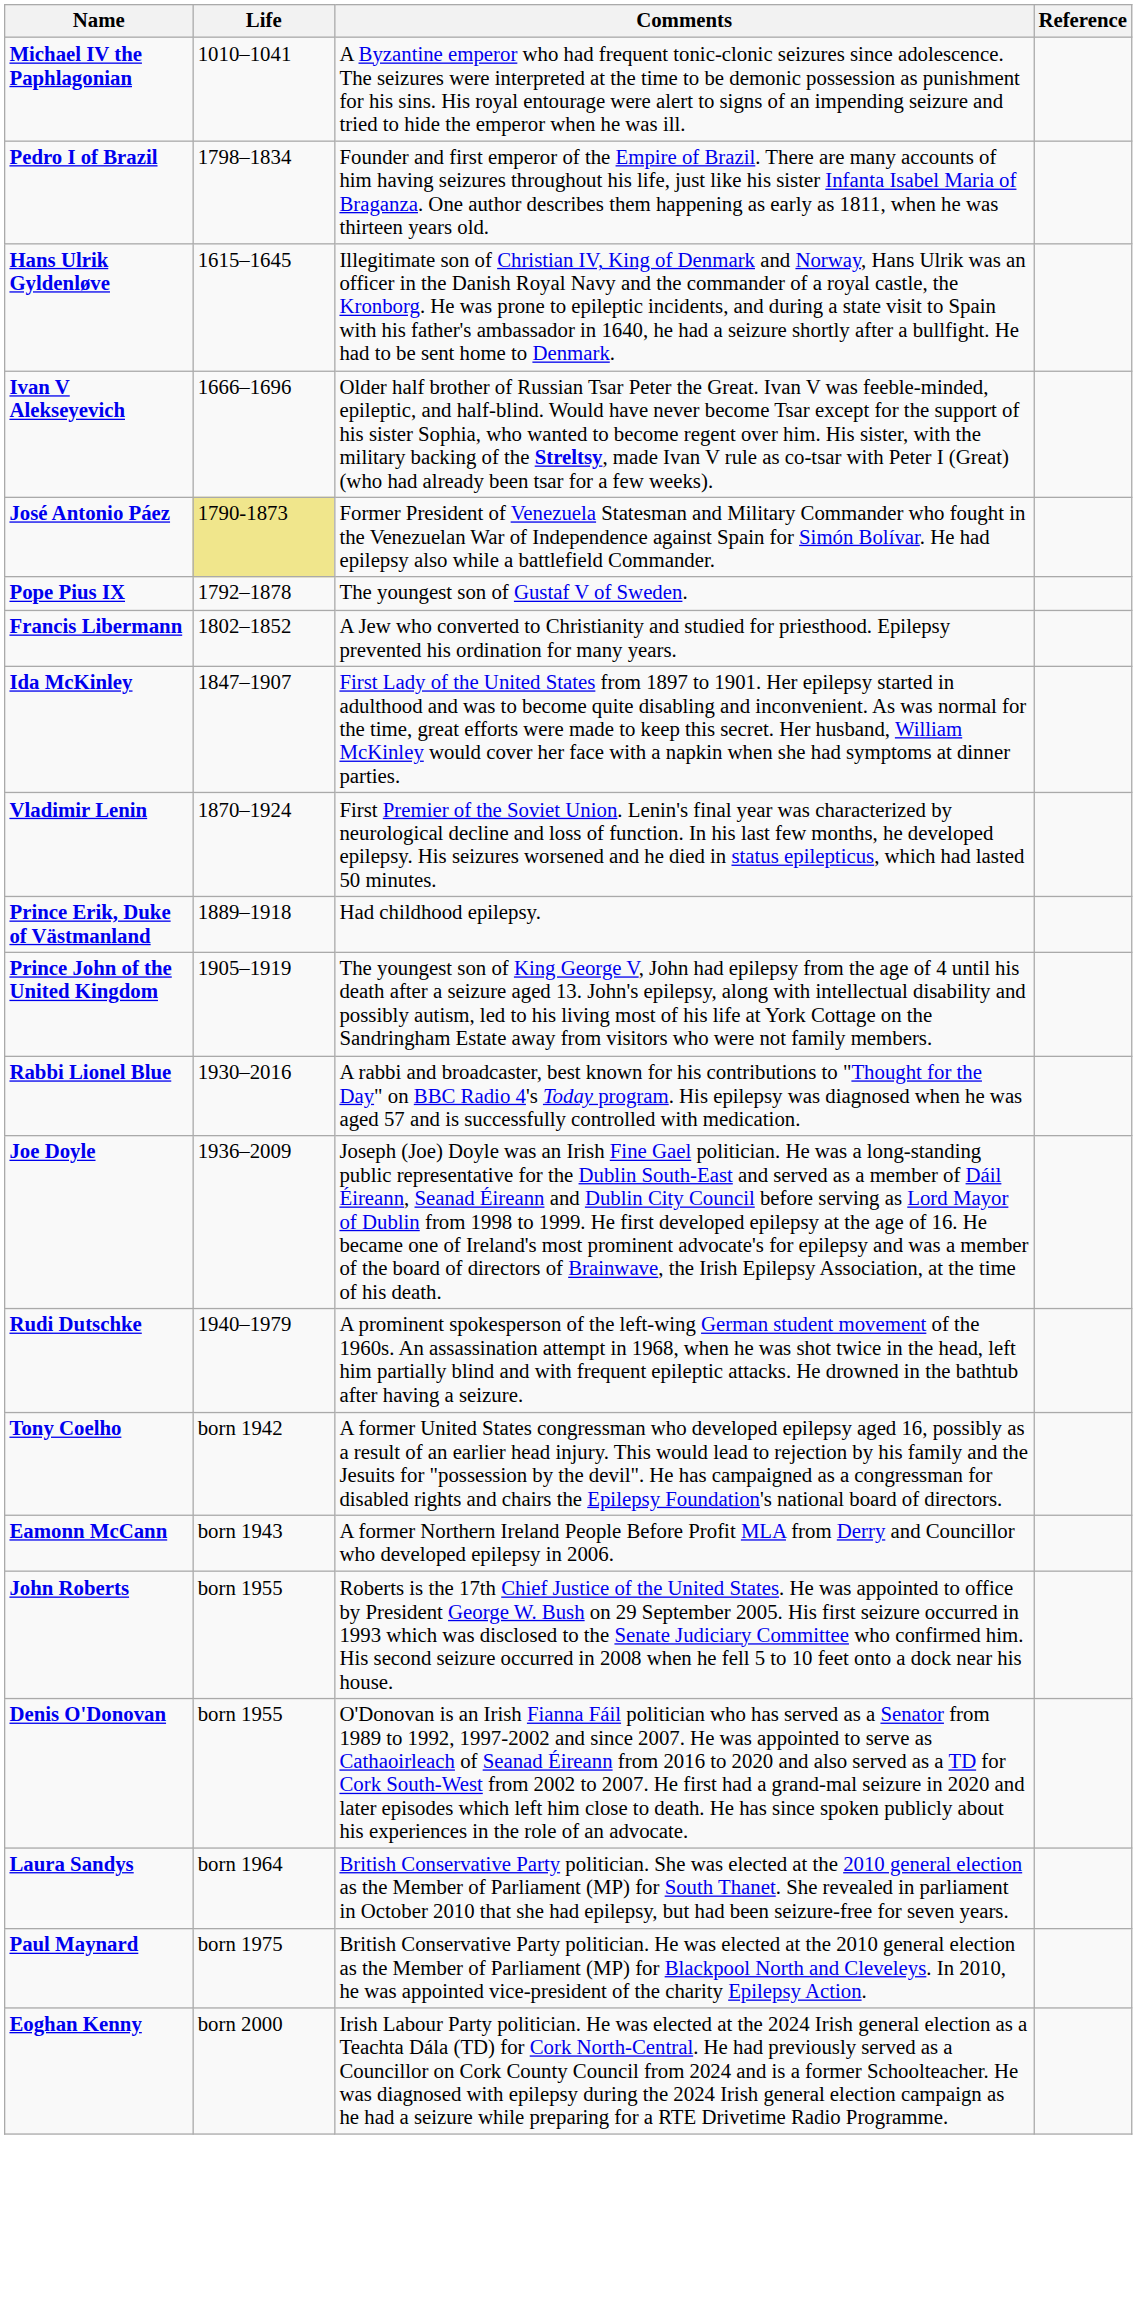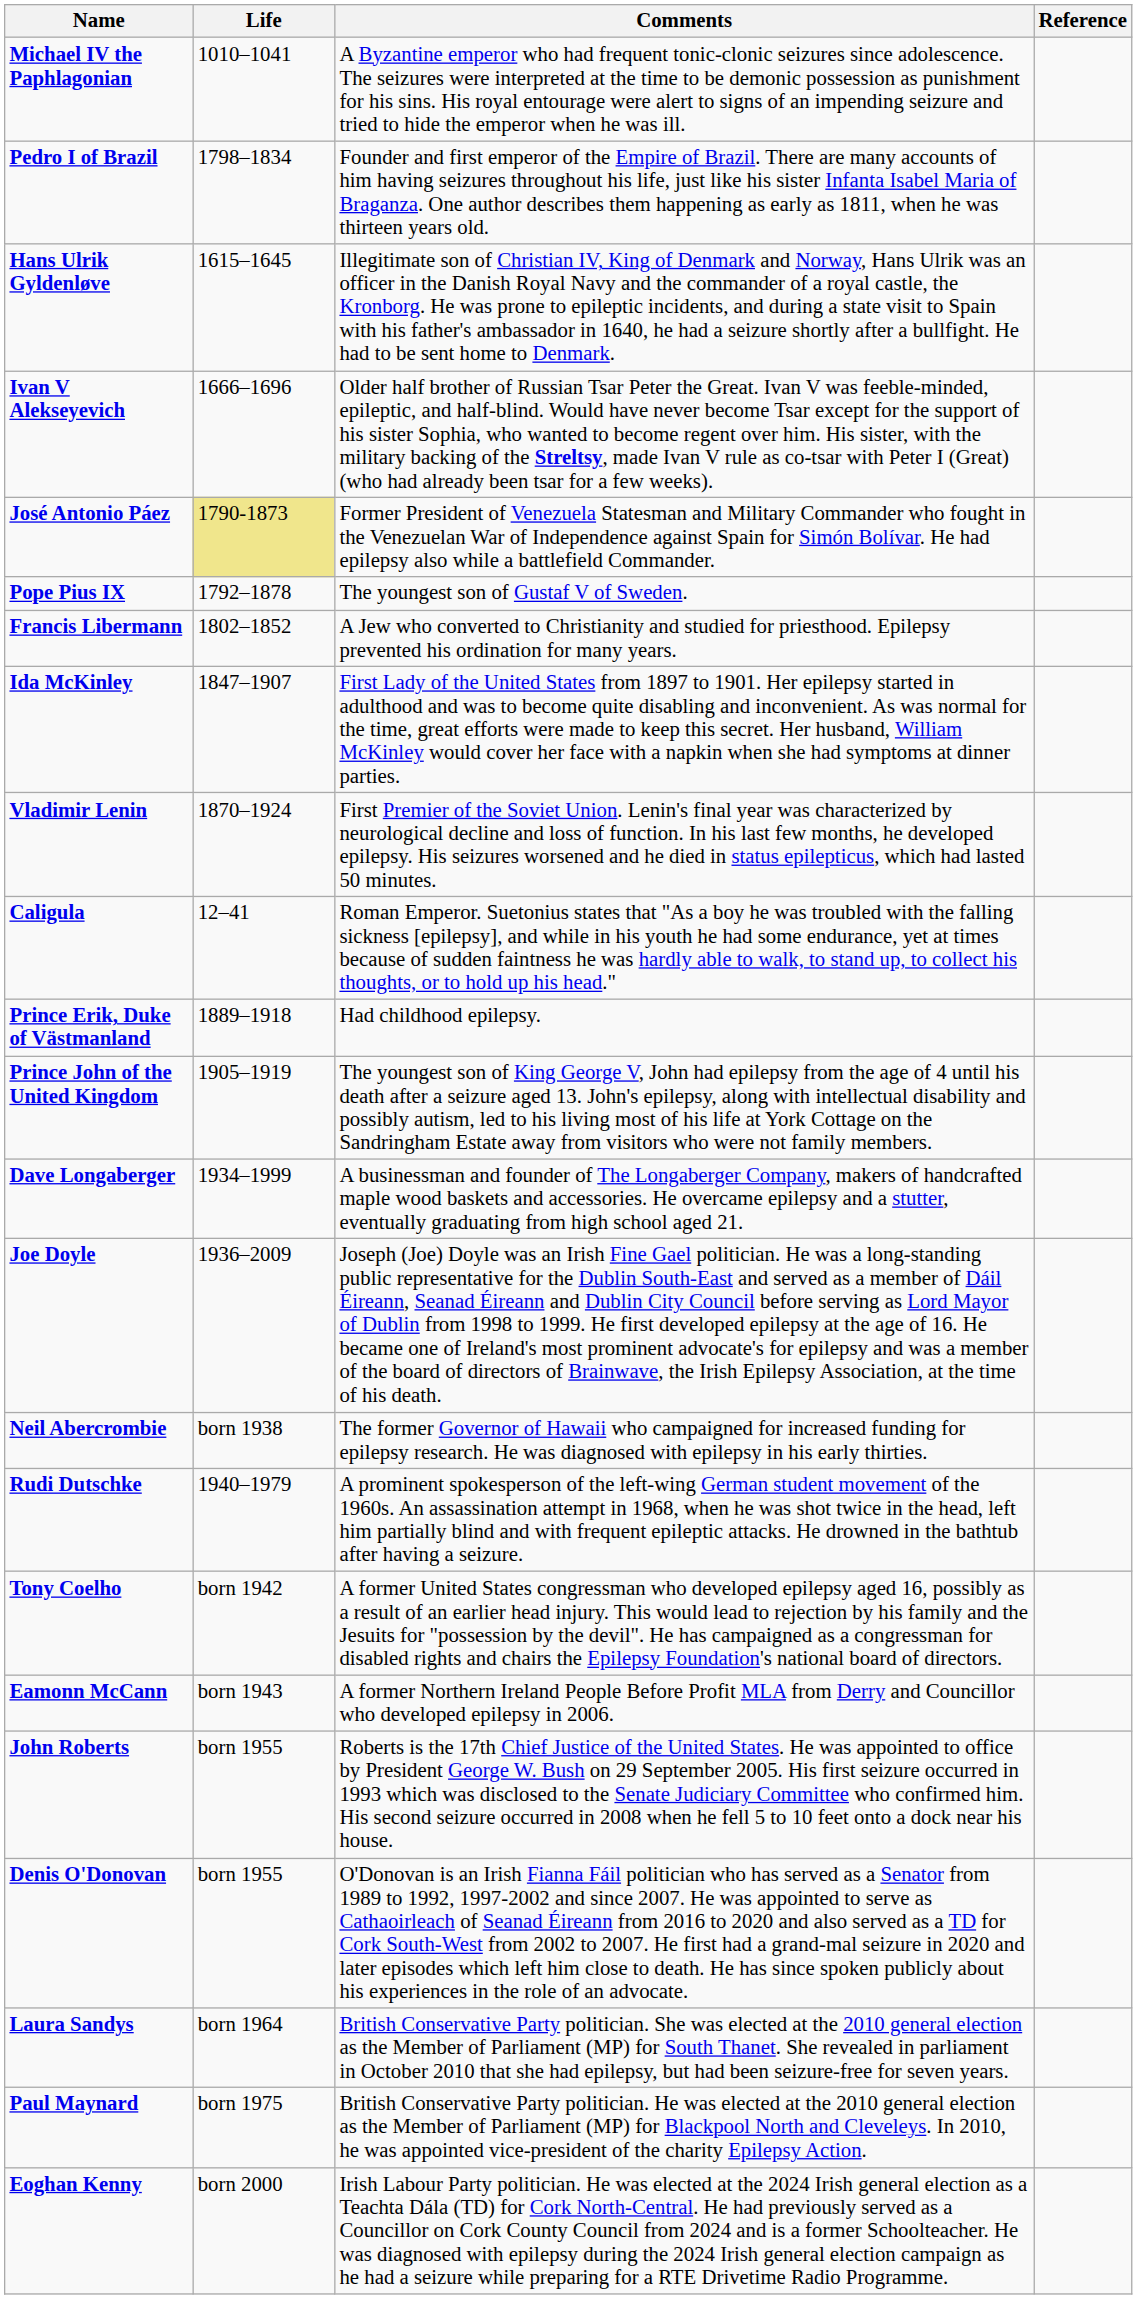+ row: (47, 912)
- row: (90, 1072)
+ row: (92, 1175)
+ row: (88, 1428)
